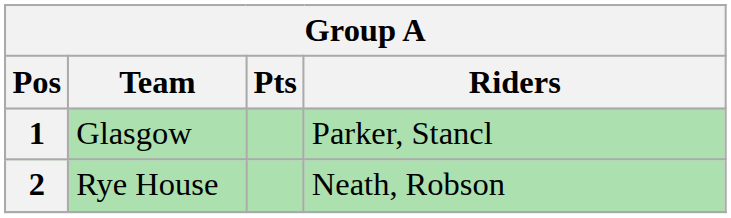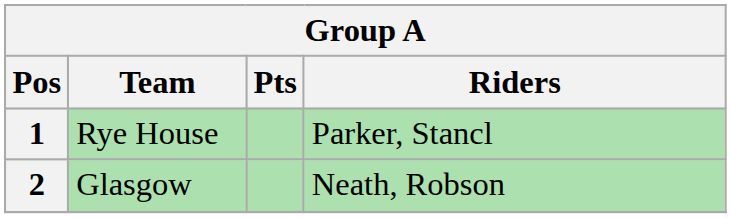(134, 133) Glasgow -> (147, 133) Rye House
(147, 184) Rye House -> (134, 184) Glasgow
